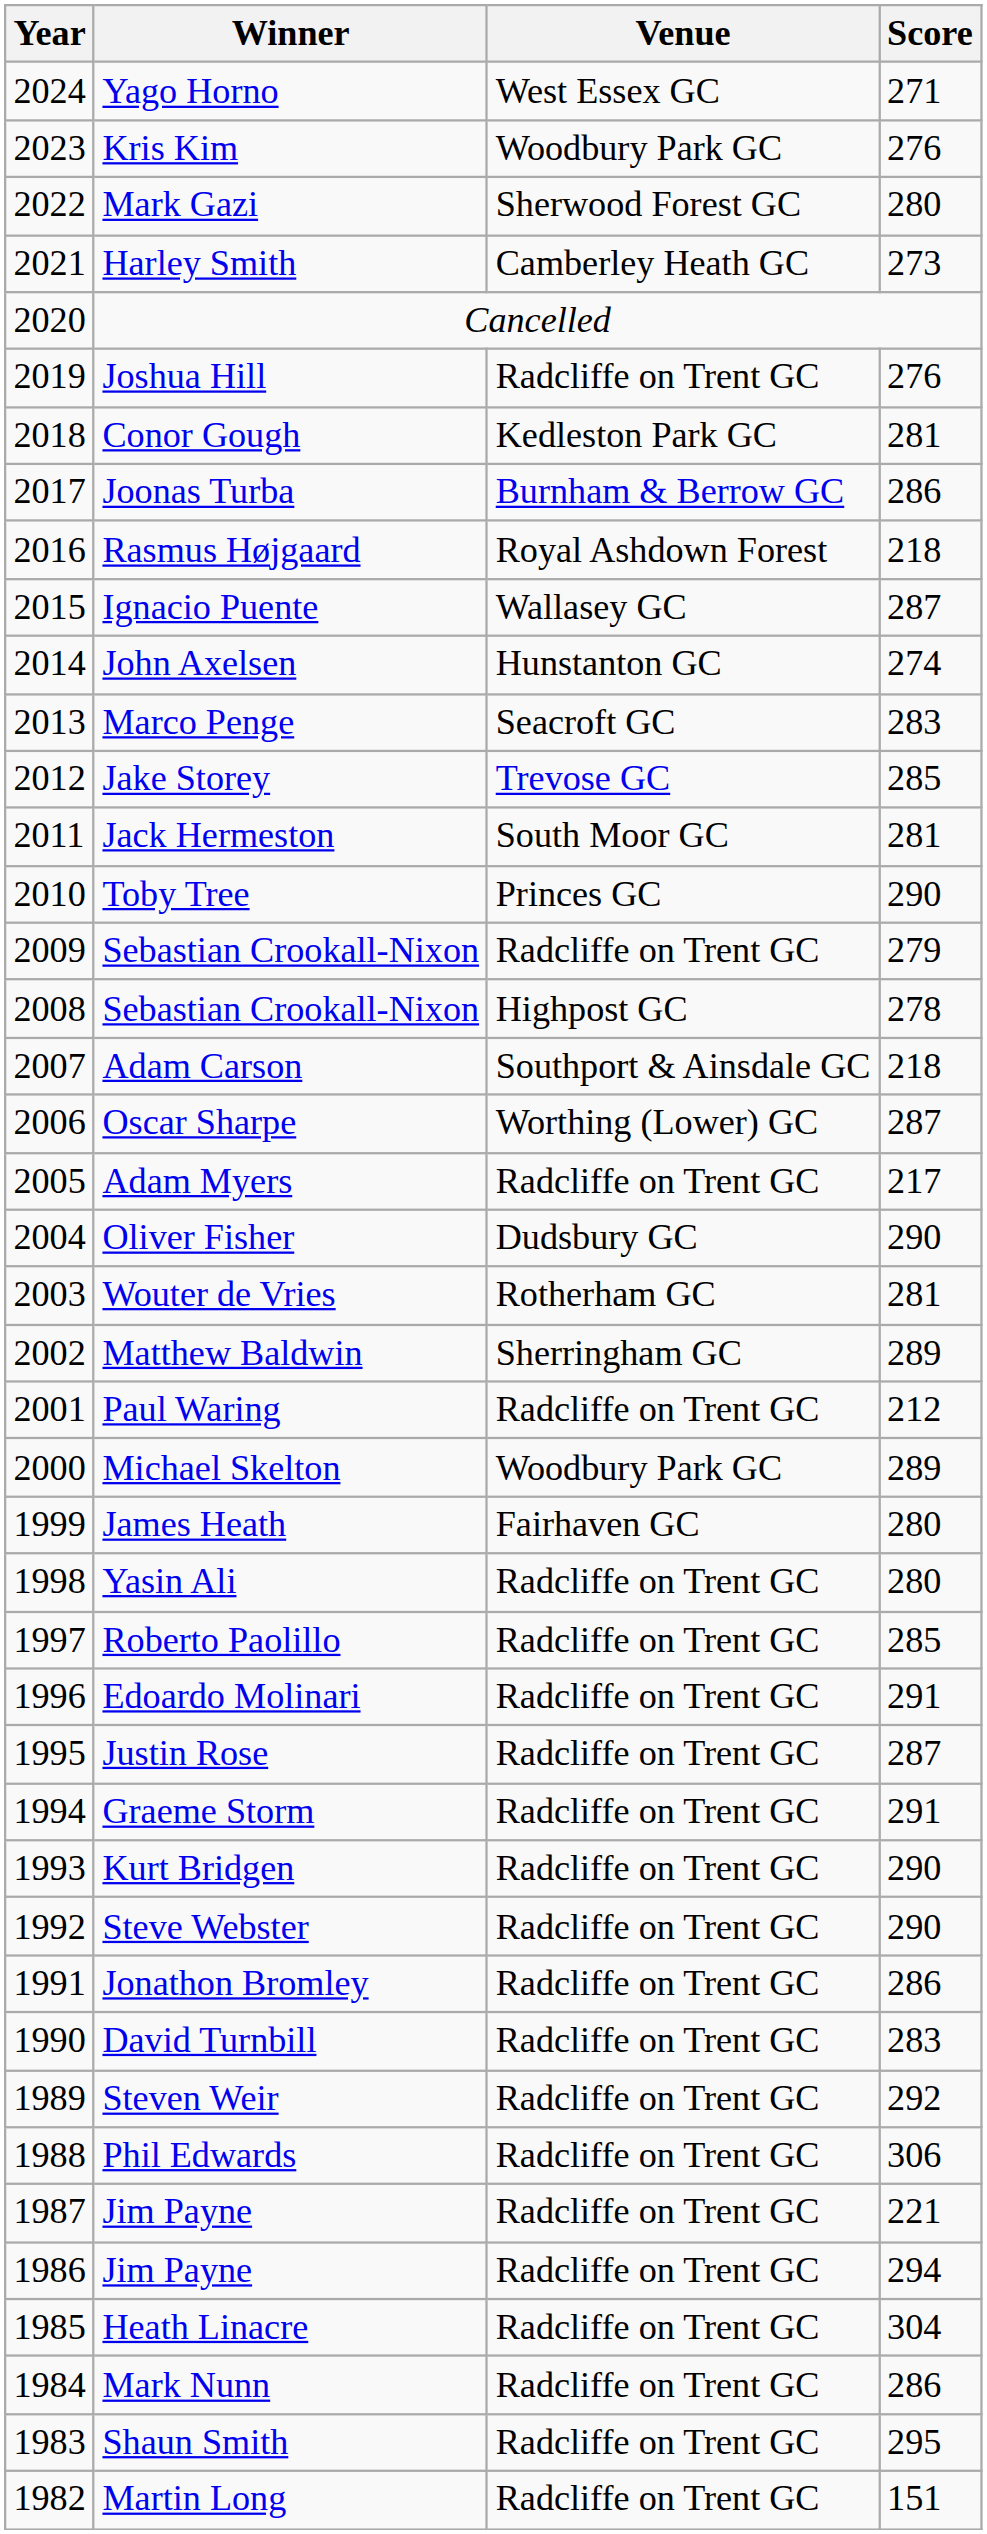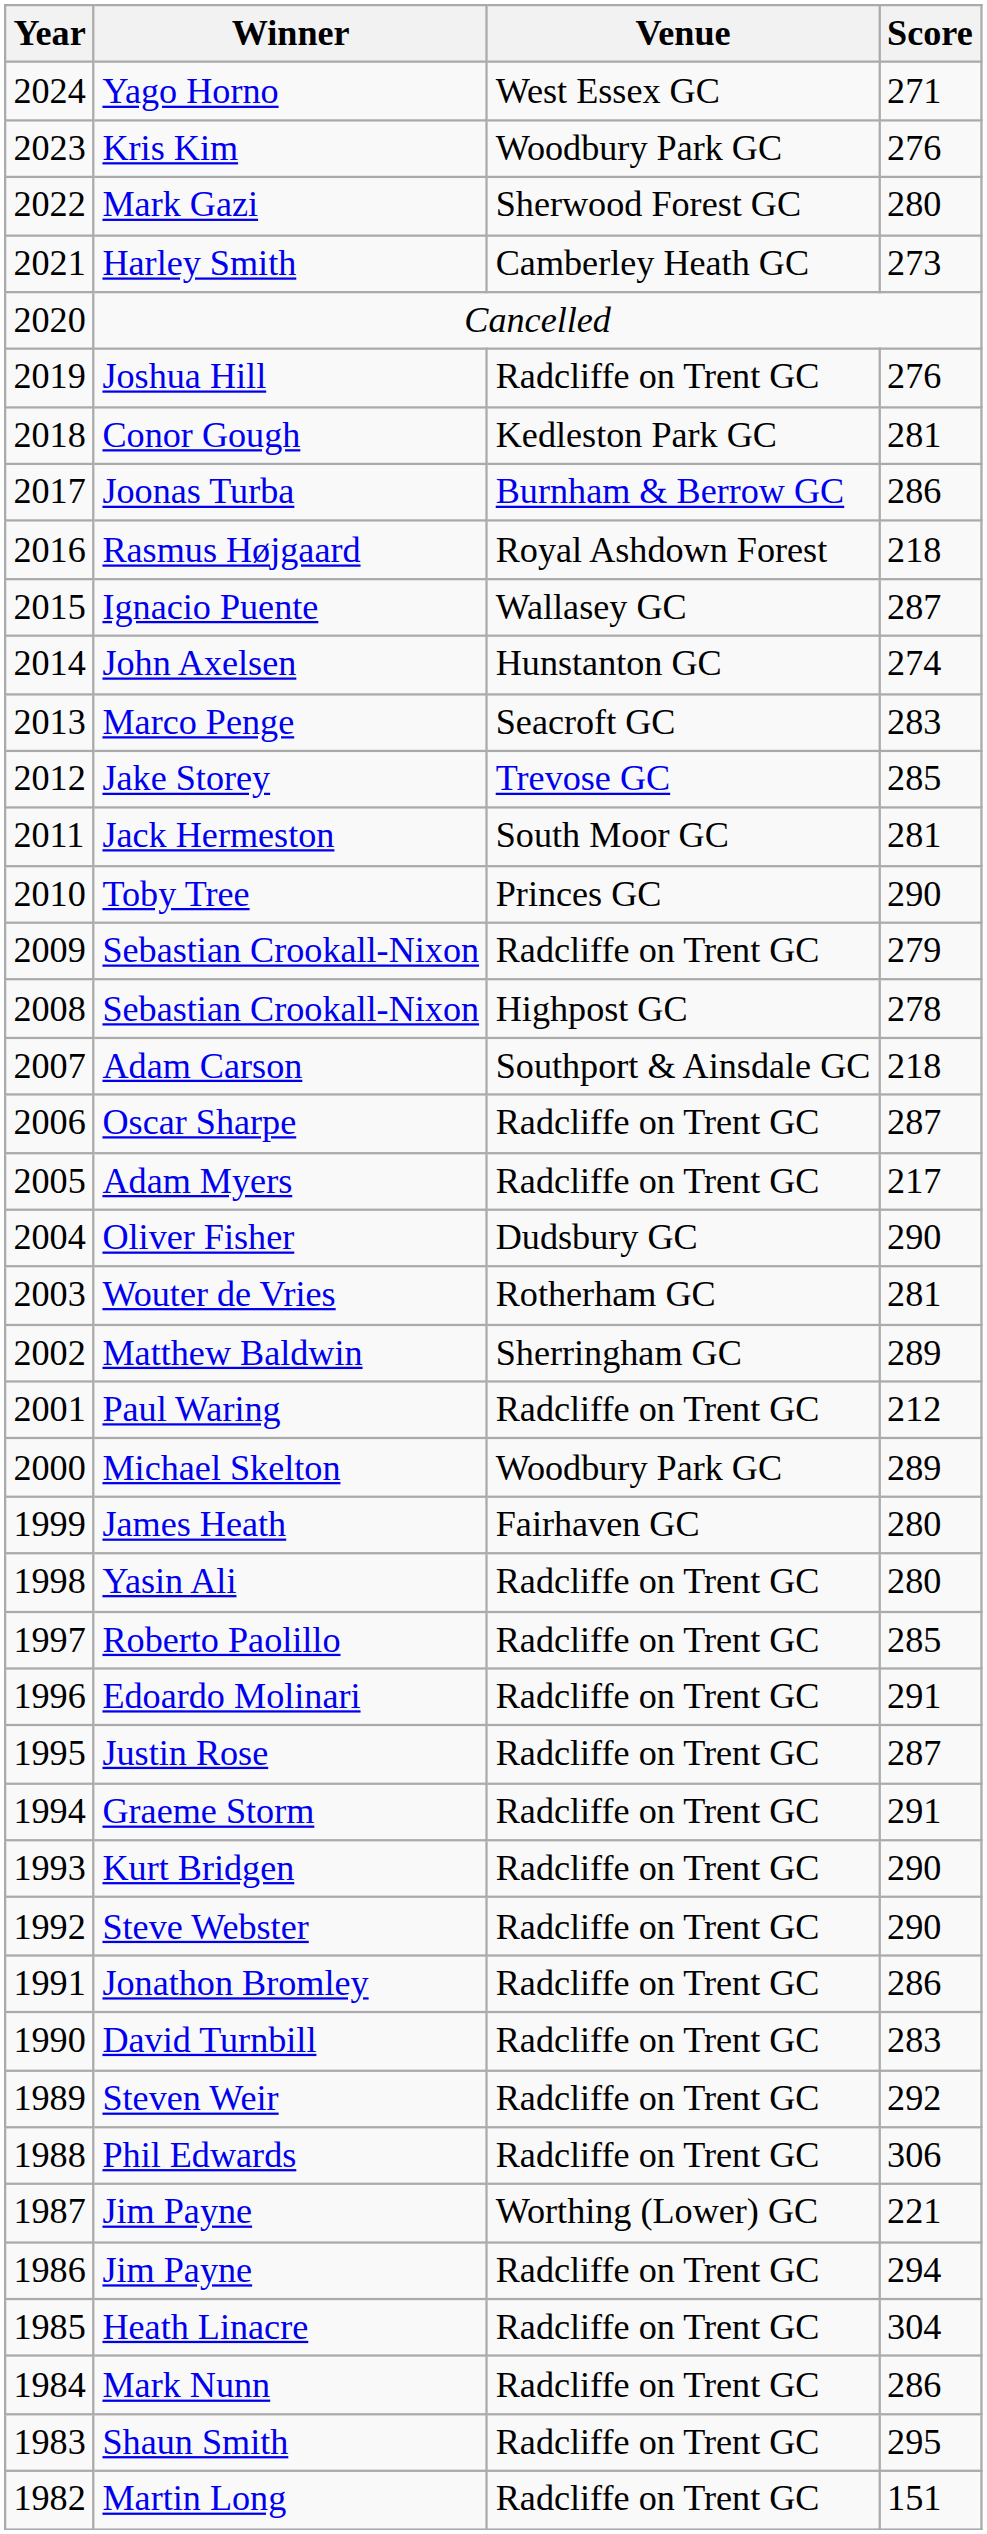(657, 1122) Worthing (Lower) GC -> (658, 1122) Radcliffe on Trent GC
(658, 2212) Radcliffe on Trent GC -> (657, 2212) Worthing (Lower) GC
